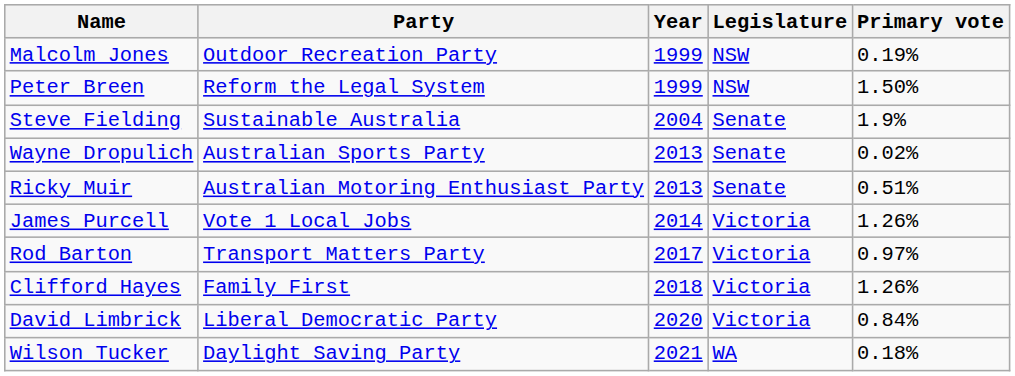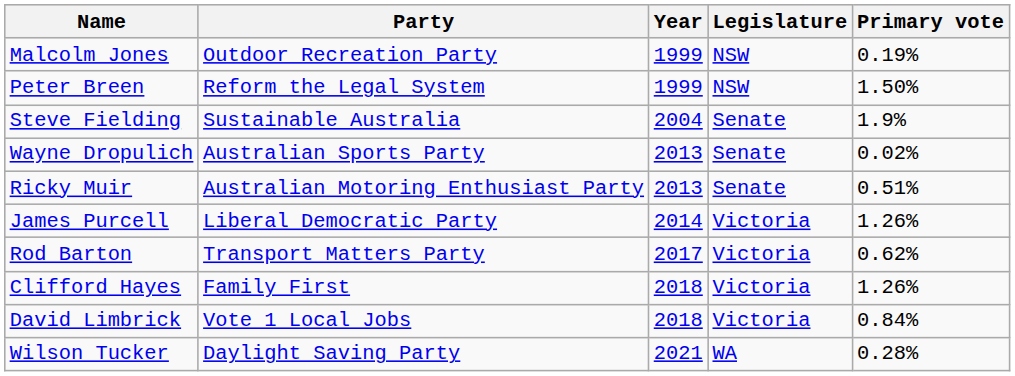(307, 221) Vote 1 Local Jobs -> (350, 221) Liberal Democratic Party
(888, 254) 0.97% -> (888, 254) 0.62%
(350, 321) Liberal Democratic Party -> (307, 321) Vote 1 Local Jobs
(678, 321) 2020 -> (678, 321) 2018
(888, 354) 0.18% -> (888, 354) 0.28%
